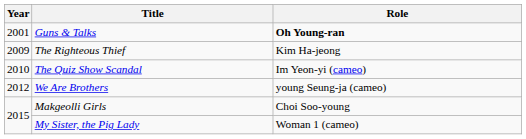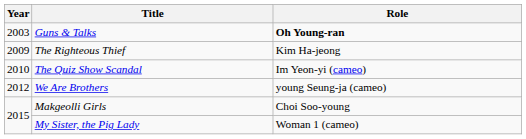(18, 32) 2001 -> (18, 32) 2003
